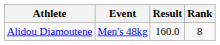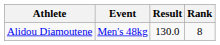(167, 31) 160.0 -> (167, 31) 130.0
